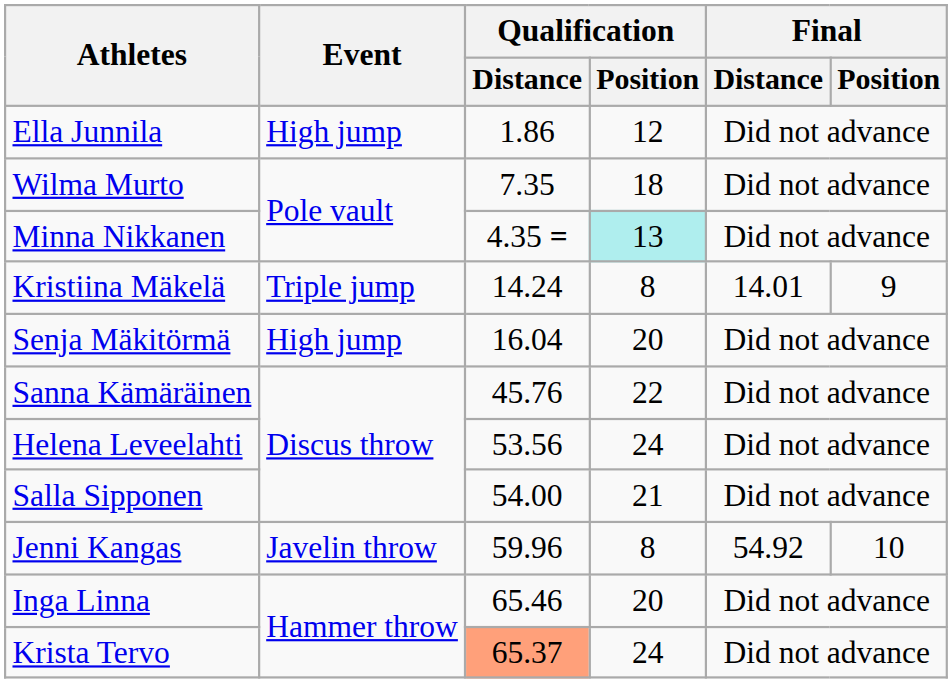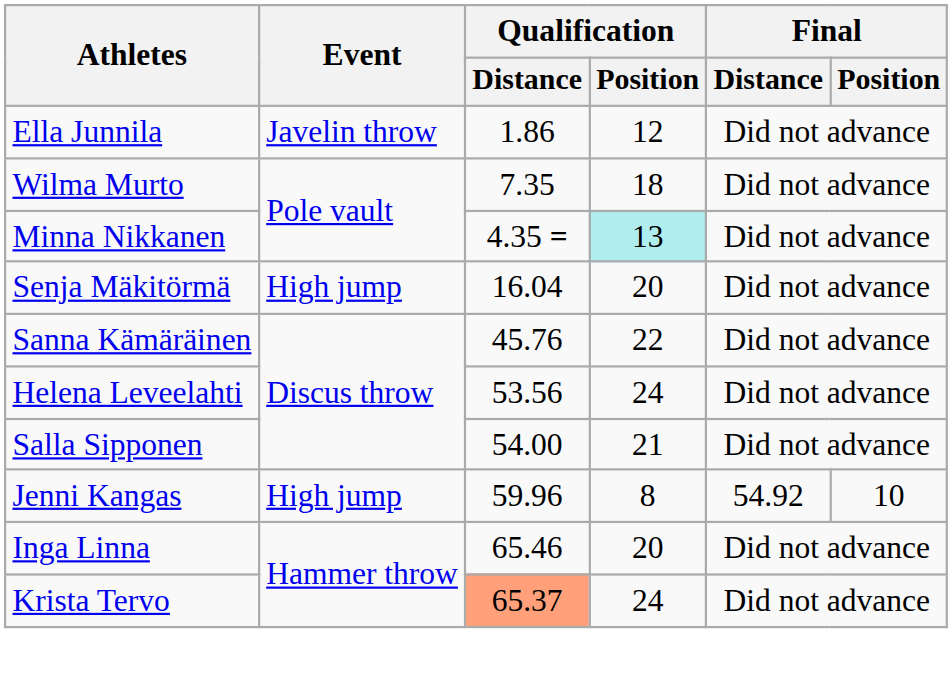(334, 132) High jump -> (352, 132) Javelin throw
- row: (119, 288)
(352, 548) Javelin throw -> (334, 496) High jump
